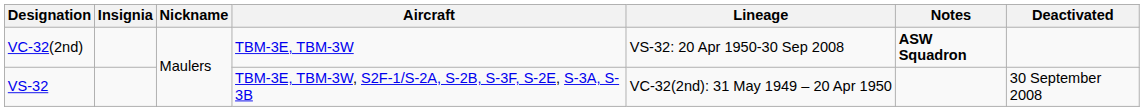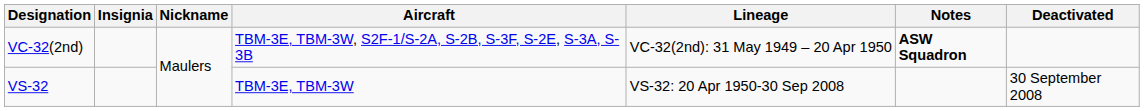(294, 47) TBM-3E, TBM-3W -> (427, 47) TBM-3E, TBM-3W, S2F-1/S-2A, S-2B, S-3F, S-2E, S-3A, S-3B
(737, 47) VS-32: 20 Apr 1950-30 Sep 2008 -> (761, 47) VC-32(2nd): 31 May 1949 – 20 Apr 1950
(427, 86) TBM-3E, TBM-3W, S2F-1/S-2A, S-2B, S-3F, S-2E, S-3A, S-3B -> (294, 86) TBM-3E, TBM-3W
(761, 86) VC-32(2nd): 31 May 1949 – 20 Apr 1950 -> (737, 86) VS-32: 20 Apr 1950-30 Sep 2008
